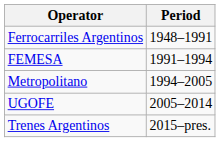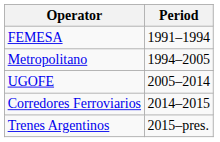- row: (75, 37)
+ row: (74, 103)
